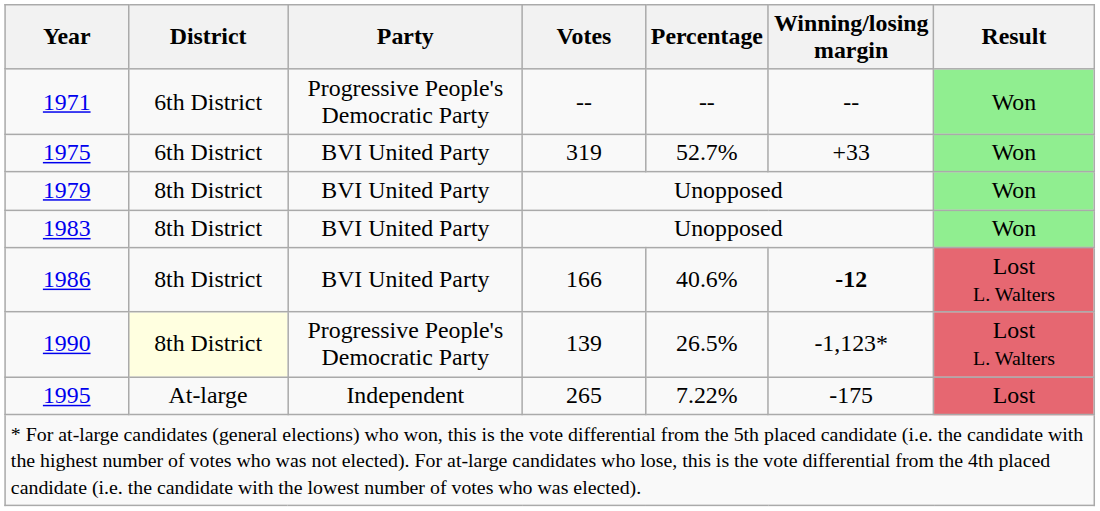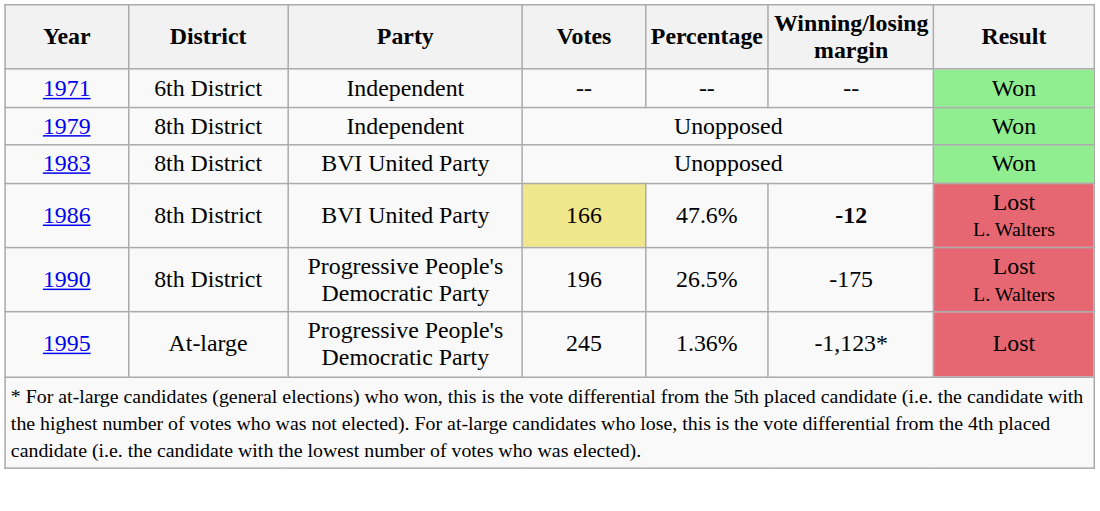(405, 101) Progressive People's Democratic Party -> (405, 88) Independent
- row: (67, 152)
(405, 190) BVI United Party -> (405, 125) Independent
(584, 279) no background -> (584, 214) khaki background
(707, 279) 40.6% -> (707, 214) 47.6%
(208, 344) lightyellow background -> (208, 279) no background
(584, 344) 139 -> (584, 279) 196
(851, 344) -1,123* -> (851, 279) -175
(405, 395) Independent -> (405, 344) Progressive People's Democratic Party
(584, 395) 265 -> (584, 344) 245
(707, 395) 7.22% -> (707, 344) 1.36%
(851, 395) -175 -> (851, 344) -1,123*
